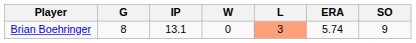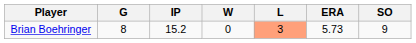(176, 30) 13.1 -> (176, 30) 15.2
(333, 30) 5.74 -> (333, 30) 5.73
